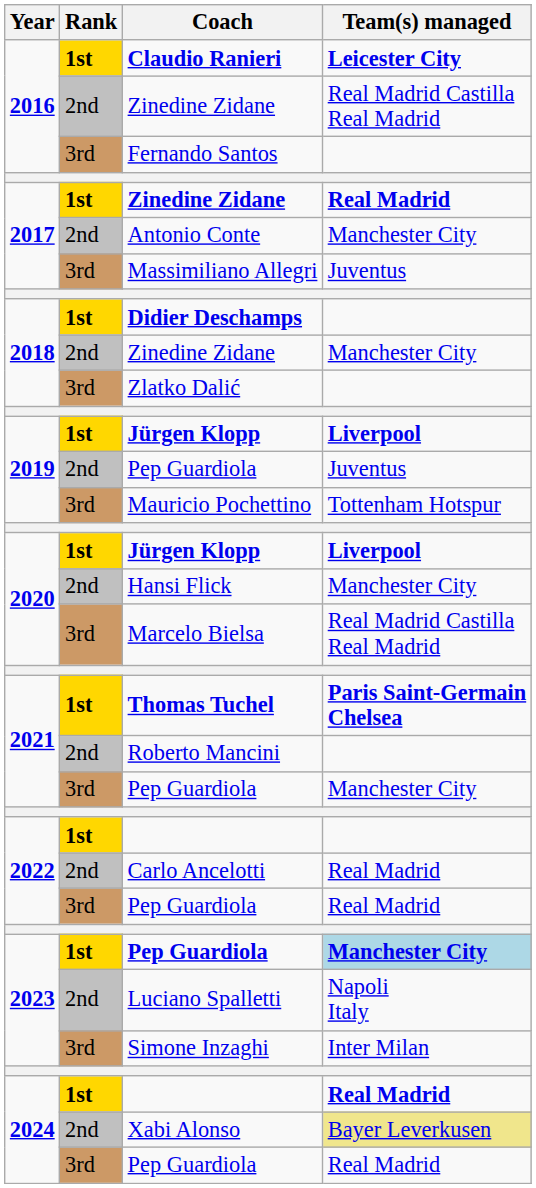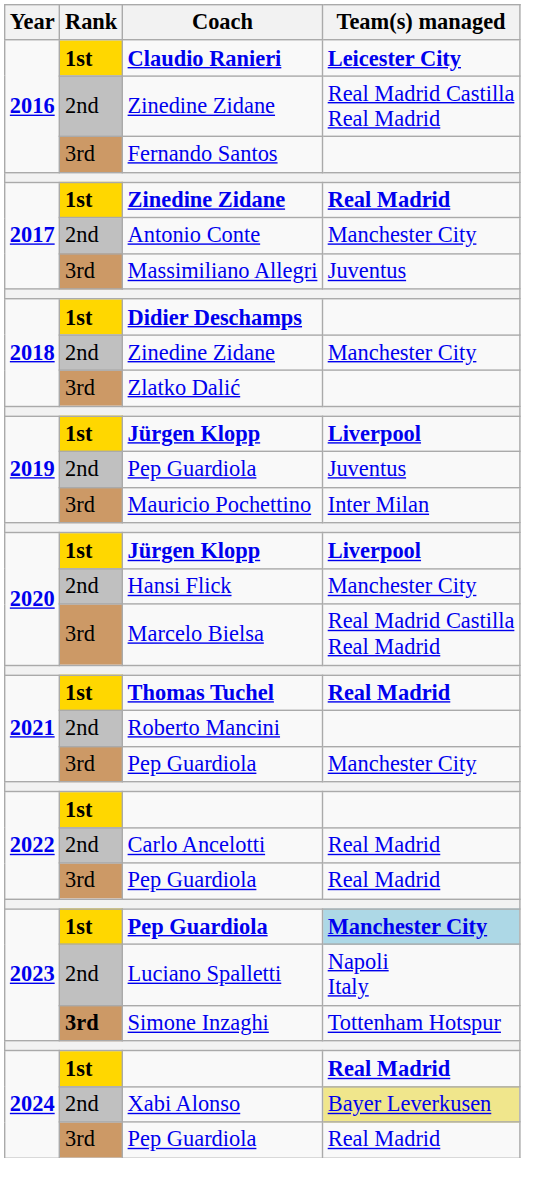(414, 504) Tottenham Hotspur -> (378, 504) Inter Milan
(427, 705) Paris Saint-Germain Chelsea -> (389, 692) Real Madrid
(80, 1047) normal -> (82, 1022) bold
(378, 1047) Inter Milan -> (414, 1022) Tottenham Hotspur
